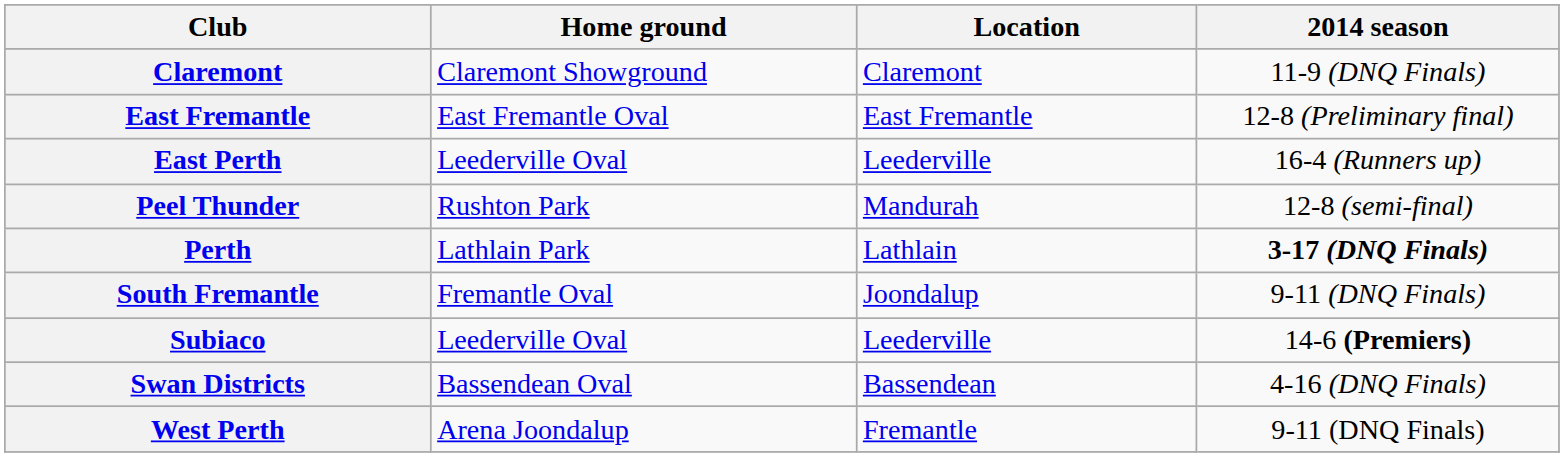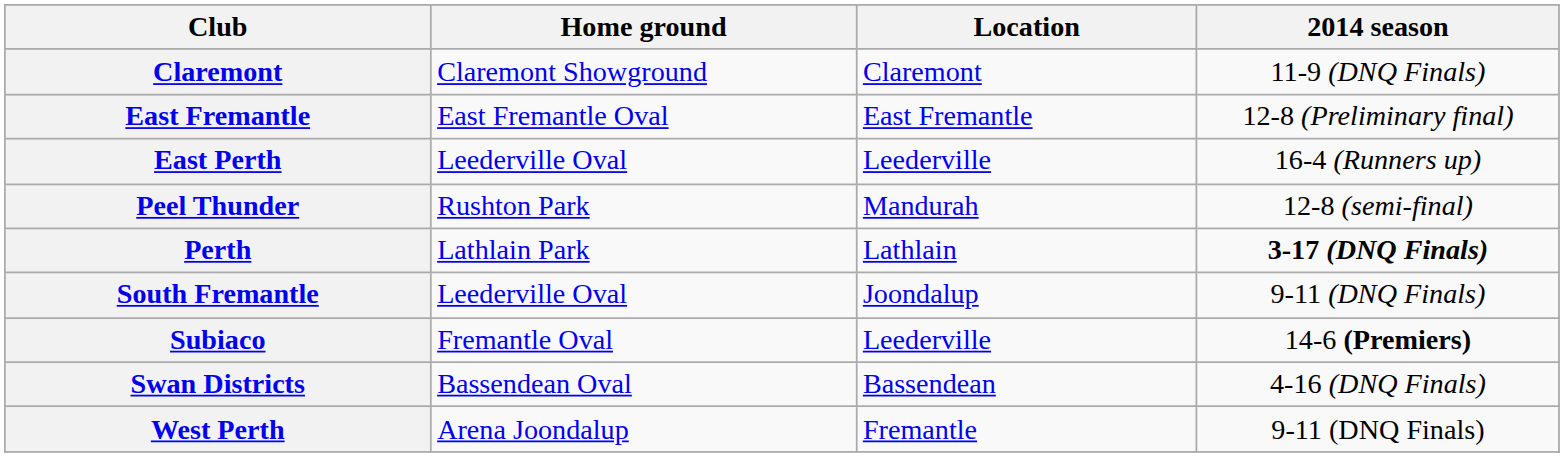(525, 294) Fremantle Oval -> (532, 294) Leederville Oval
(532, 339) Leederville Oval -> (525, 339) Fremantle Oval
